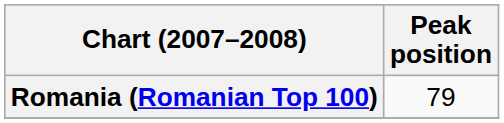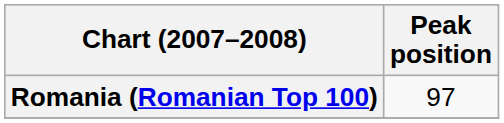(441, 96) 79 -> (441, 96) 97
